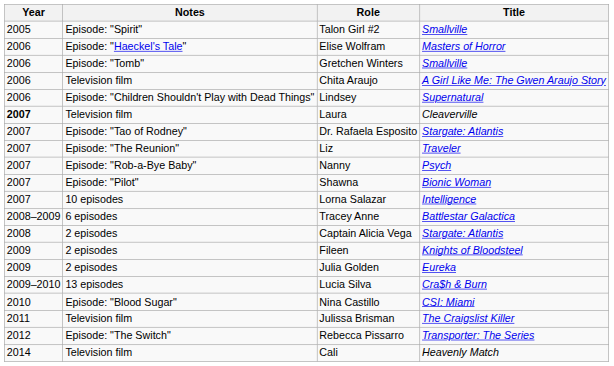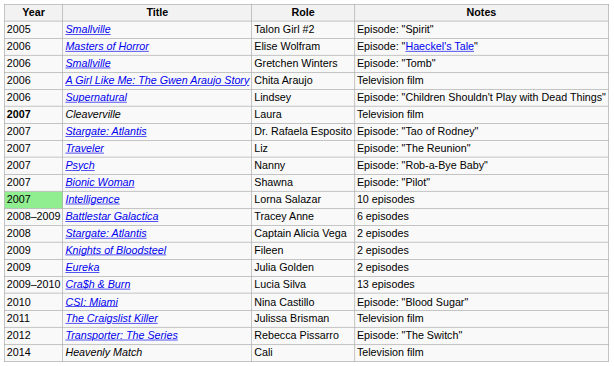columns swapped: (514, 13) <-> (190, 13)
(19, 200) no background -> (19, 200) lightgreen background
